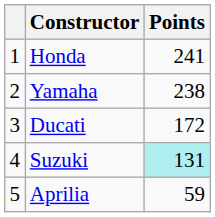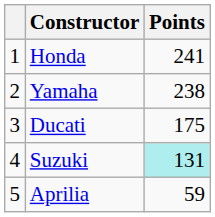(189, 125) 172 -> (189, 125) 175
